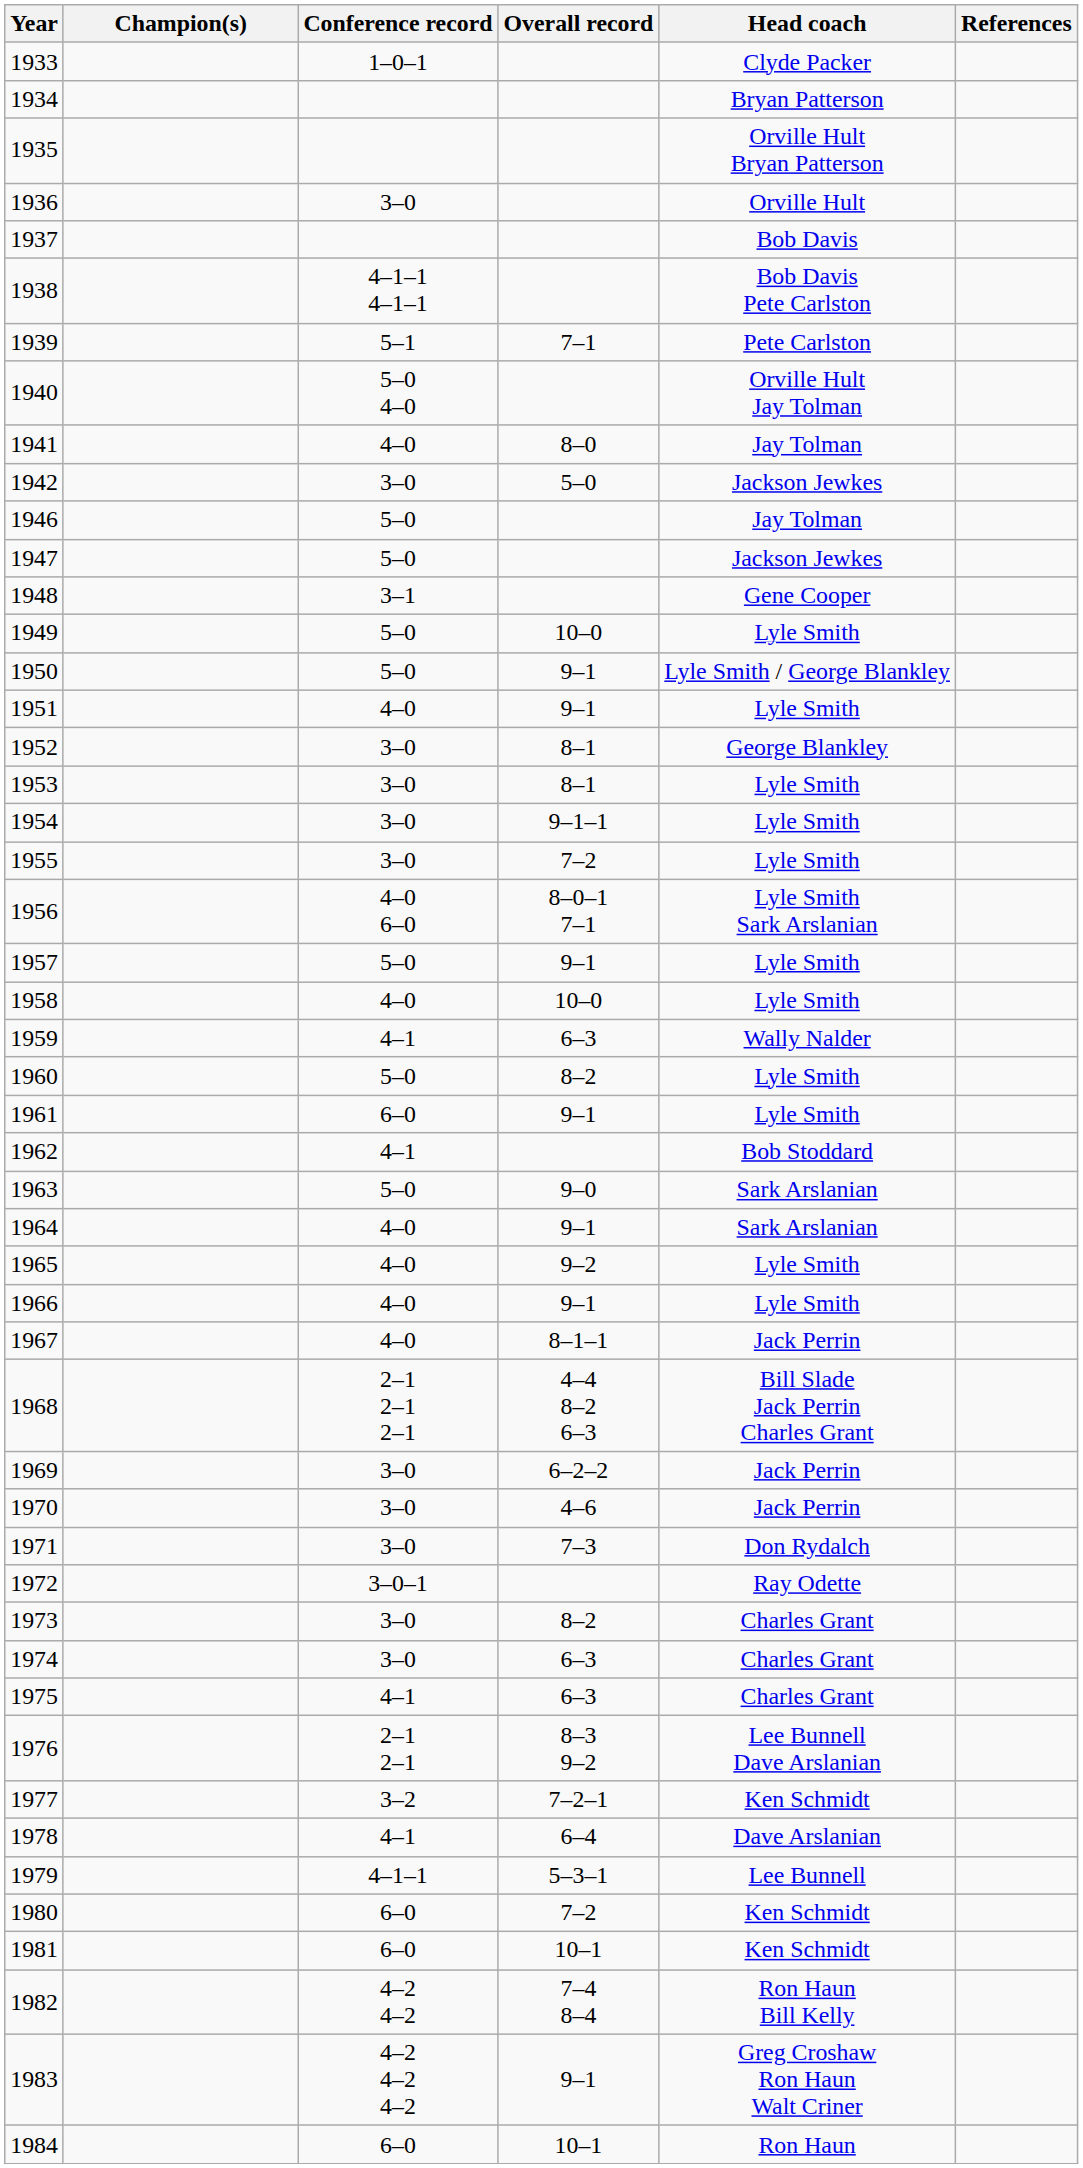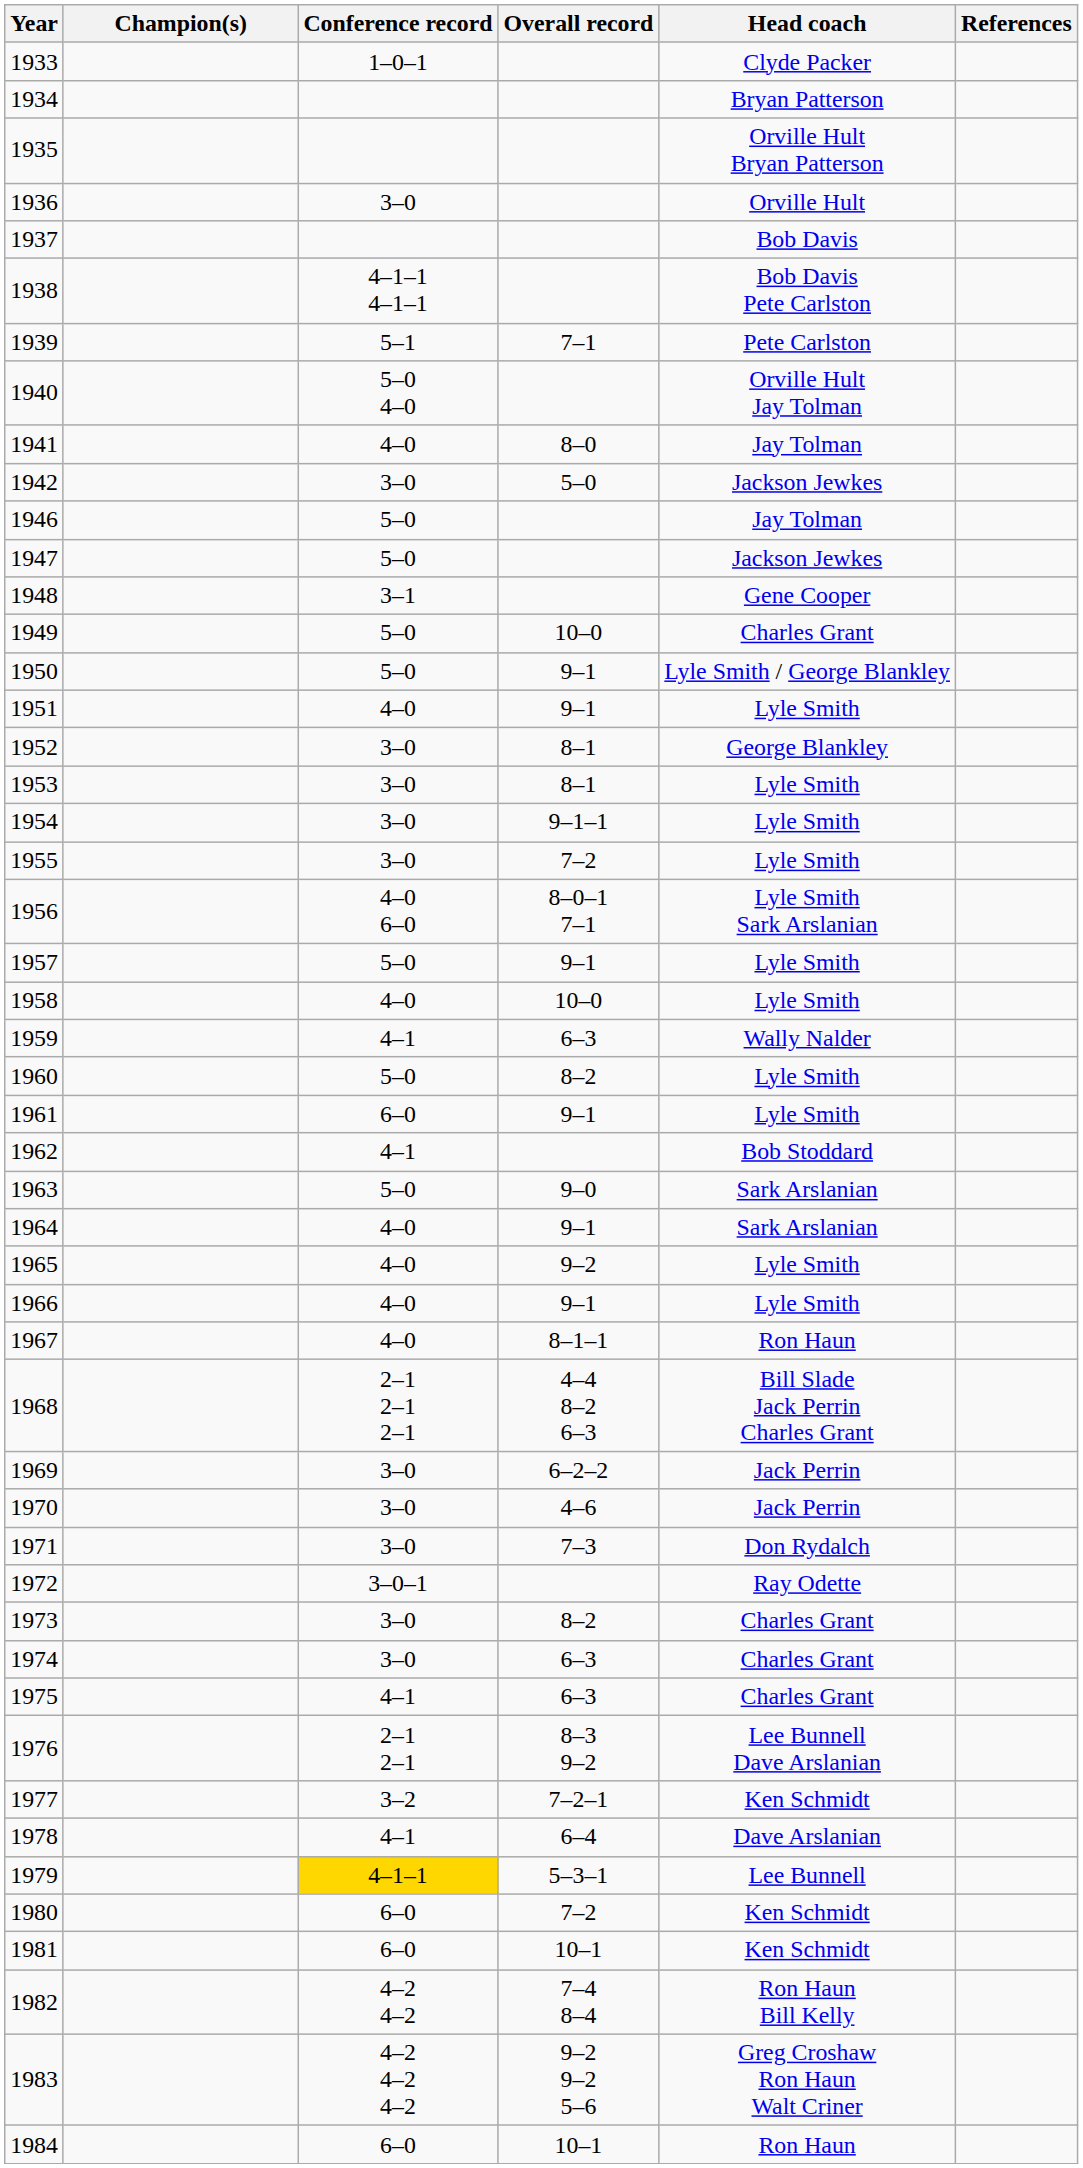(807, 633) Lyle Smith -> (807, 633) Charles Grant
(807, 1340) Jack Perrin -> (807, 1340) Ron Haun
(398, 1874) no background -> (398, 1874) gold background
(578, 2079) 9–1 -> (578, 2079) 9–2 9–2 5–6
